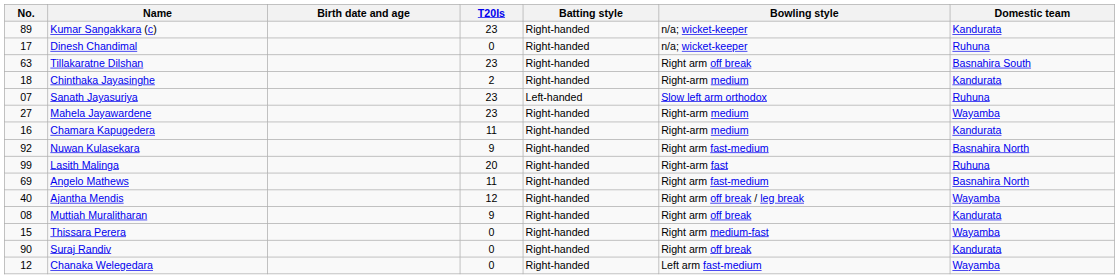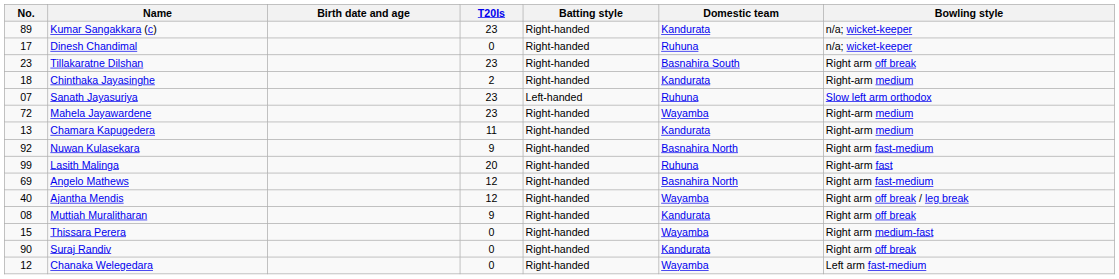columns swapped: (804, 13) <-> (1032, 13)
(26, 63) 63 -> (26, 63) 23
(26, 114) 27 -> (26, 114) 72
(26, 131) 16 -> (26, 131) 13
(491, 181) 11 -> (491, 181) 12
